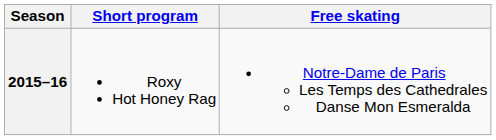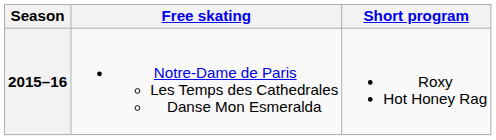columns swapped: (145, 16) <-> (355, 16)
